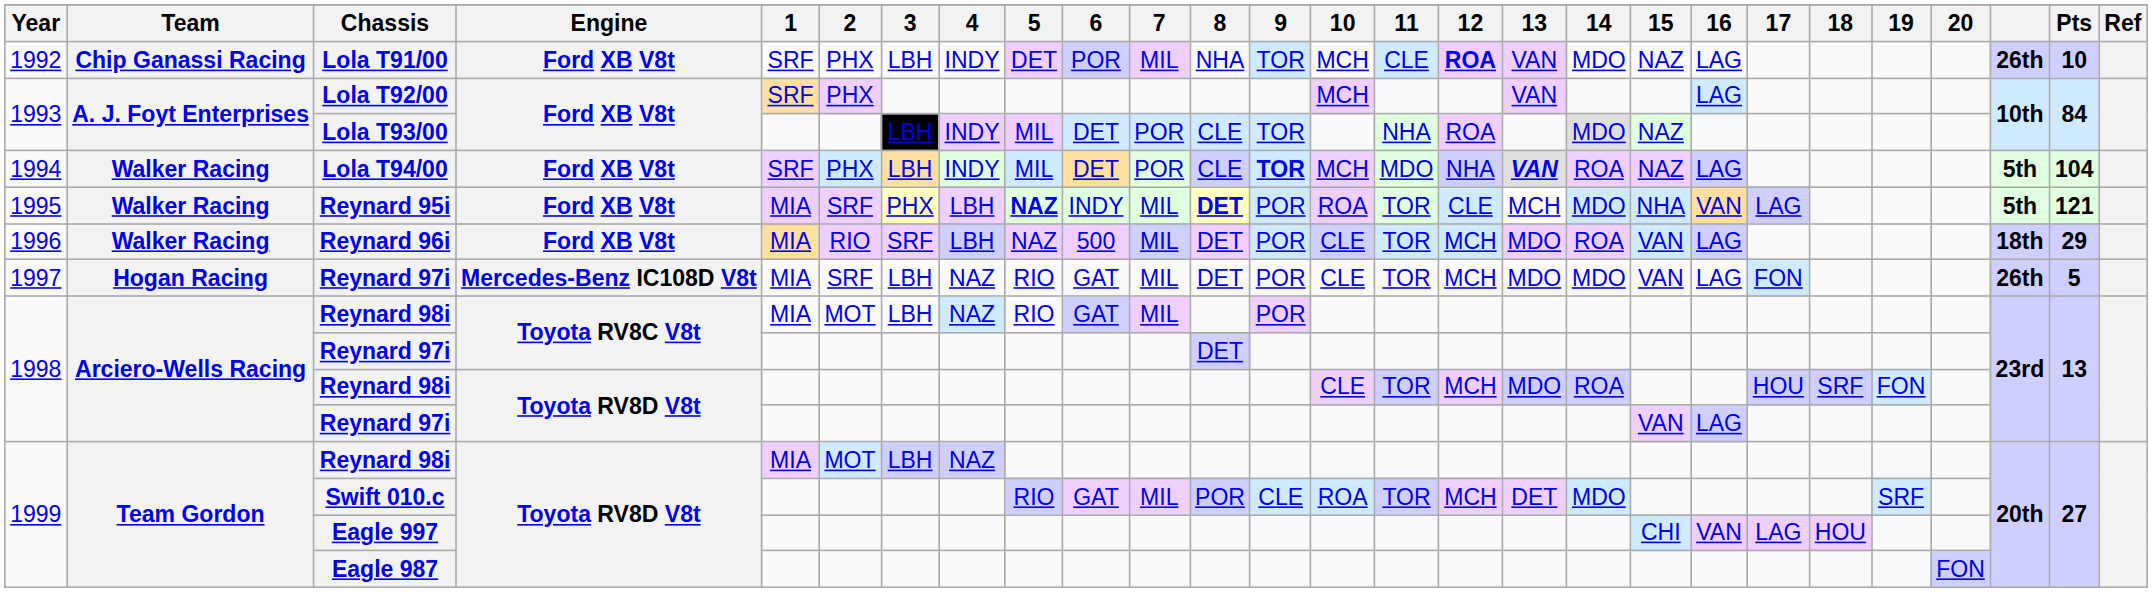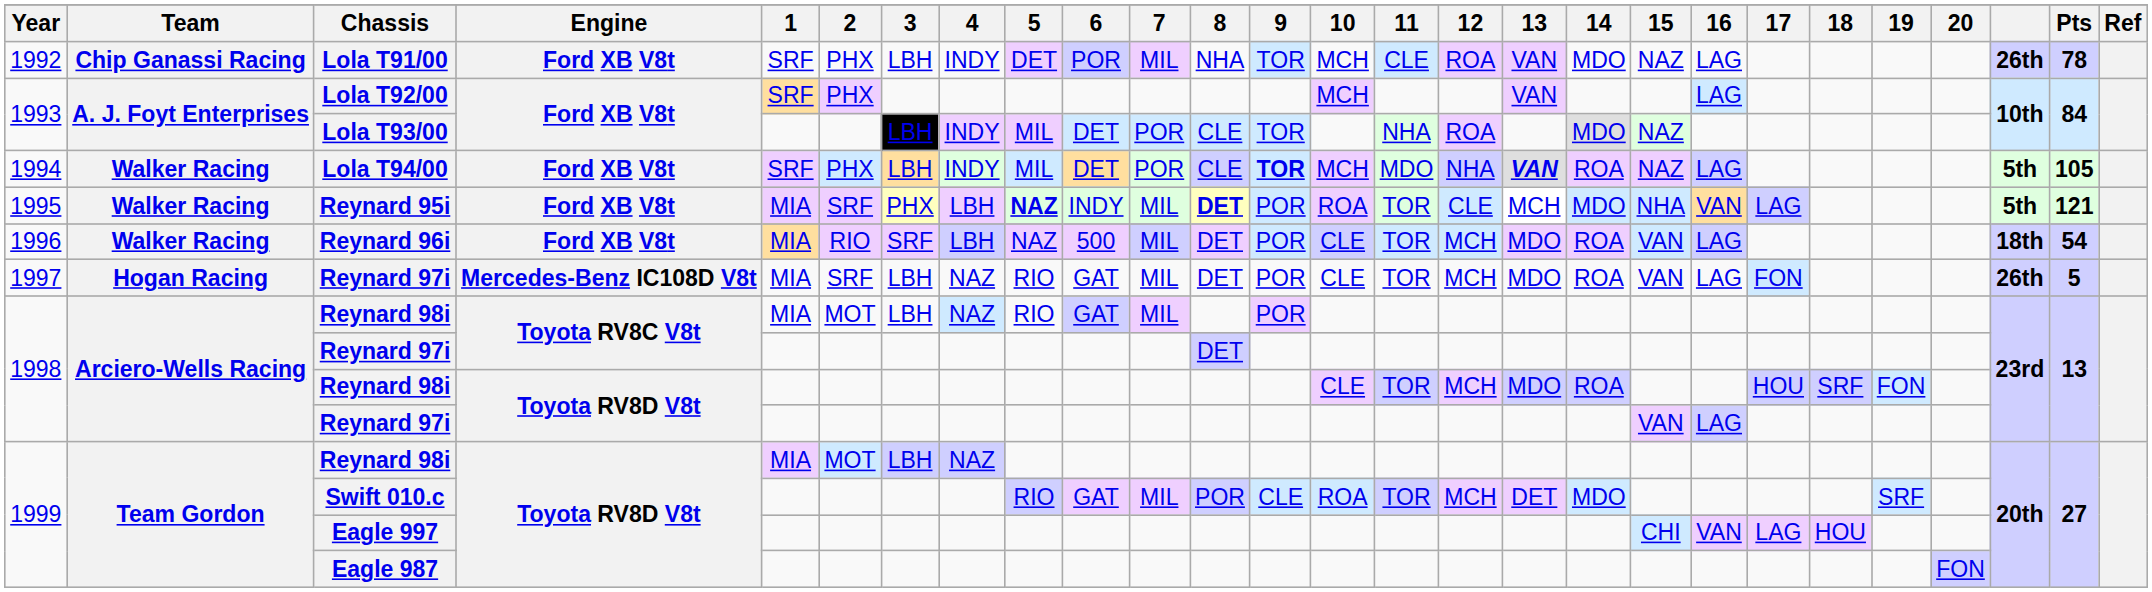(1470, 60) bold -> (1470, 60) normal
(2074, 60) 10 -> (2074, 60) 78
(2074, 169) 104 -> (2074, 169) 105
(2074, 242) 29 -> (2074, 242) 54
(1599, 278) MDO -> (1599, 278) ROA
